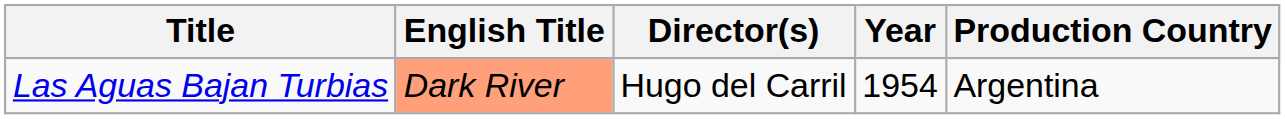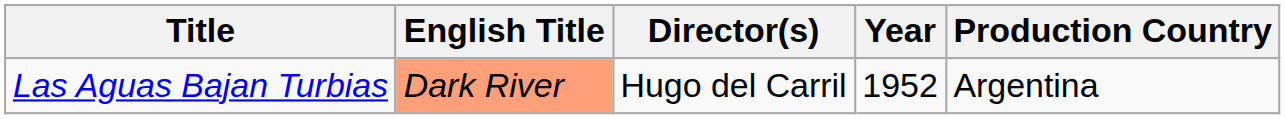(900, 85) 1954 -> (900, 85) 1952
